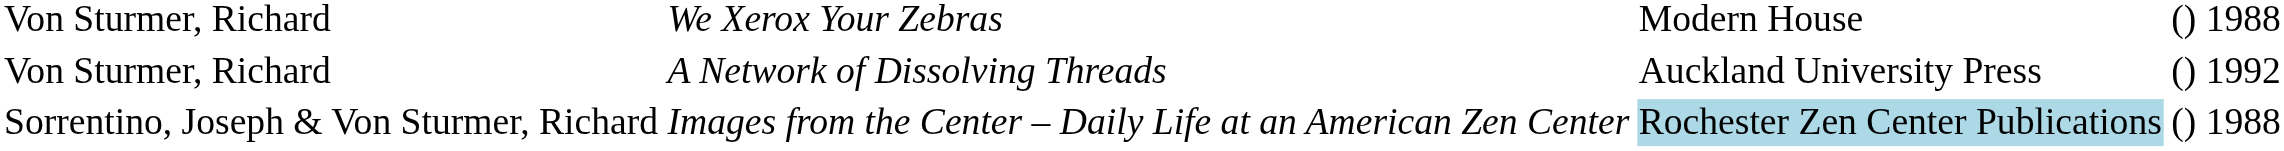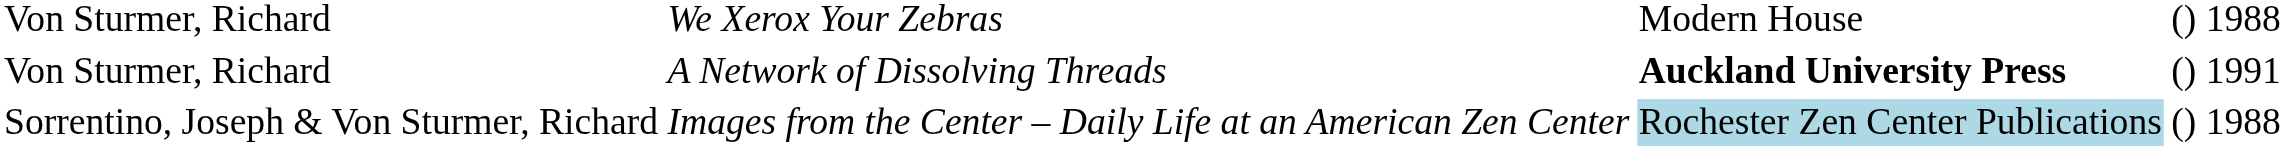(1840, 70) normal -> (1852, 70) bold
(2243, 70) 1992 -> (2243, 70) 1991
